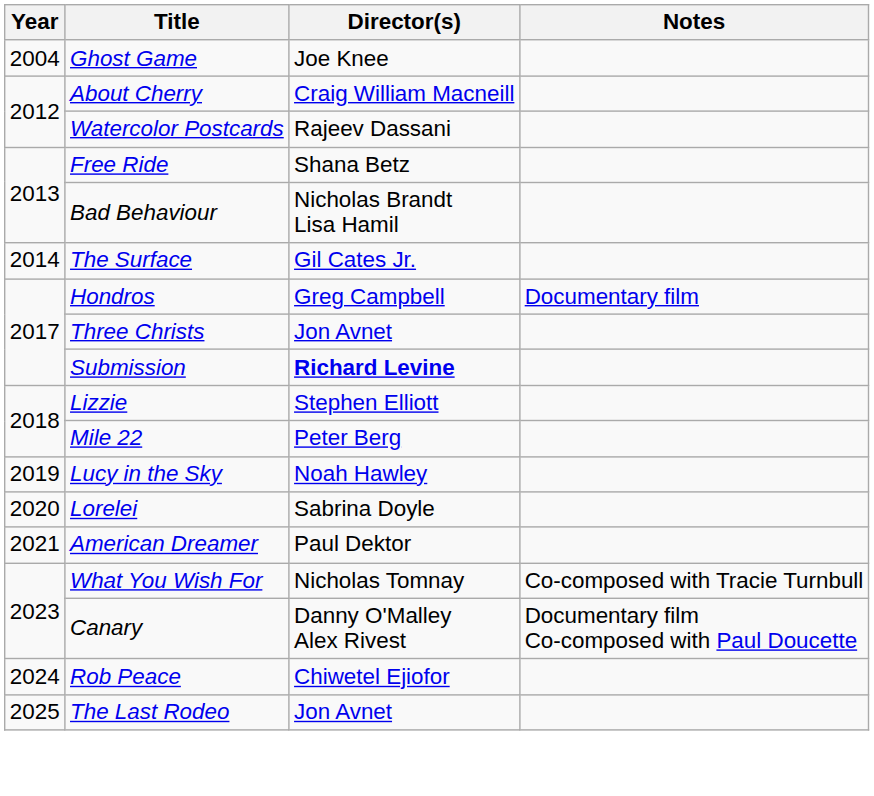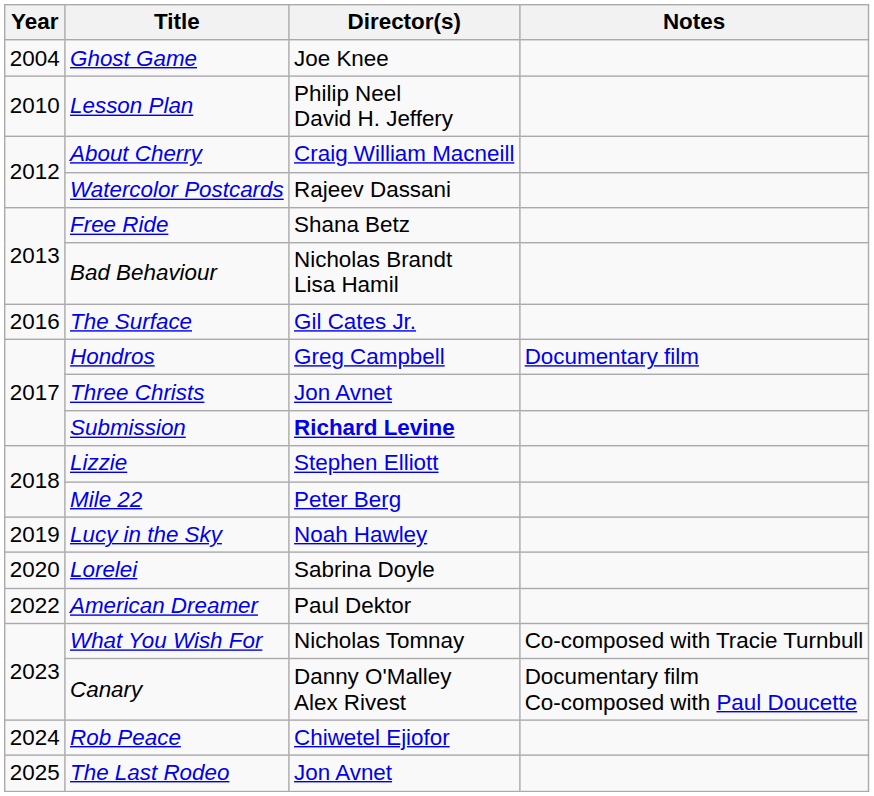+ row: (132, 105)
(35, 260) 2014 -> (35, 321) 2016
(35, 544) 2021 -> (35, 605) 2022
